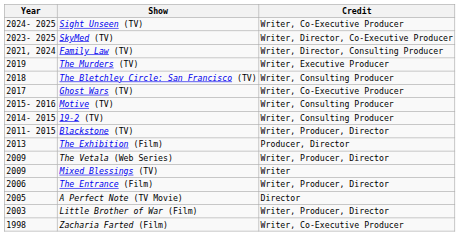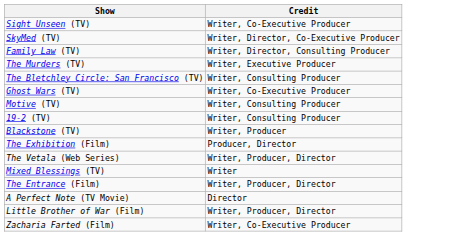- column: (31, 11)
(325, 131) Writer, Producer, Director -> (247, 131) Writer, Producer
